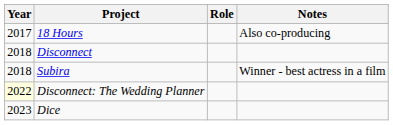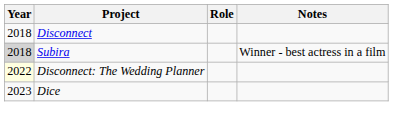- row: (60, 33)
(19, 71) no background -> (19, 52) lightgrey background
